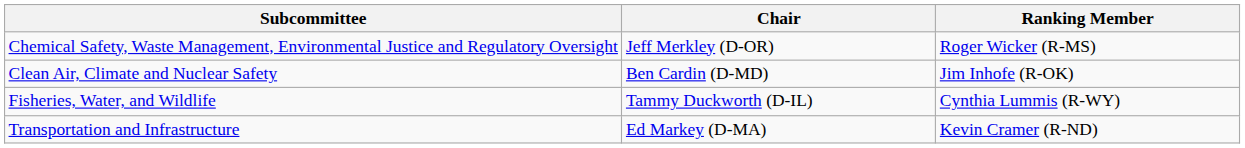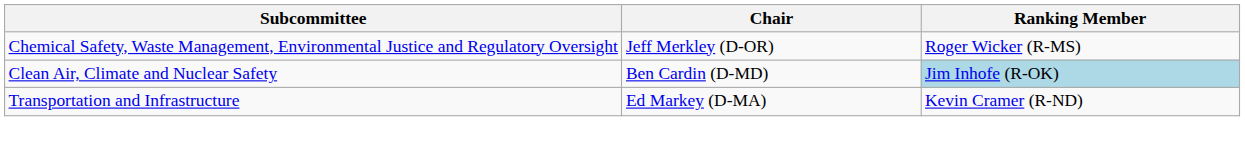(1007, 73) no background -> (992, 73) lightblue background
- row: (112, 101)
